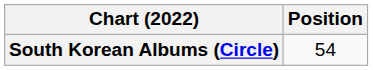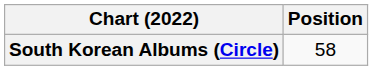(325, 49) 54 -> (325, 49) 58
